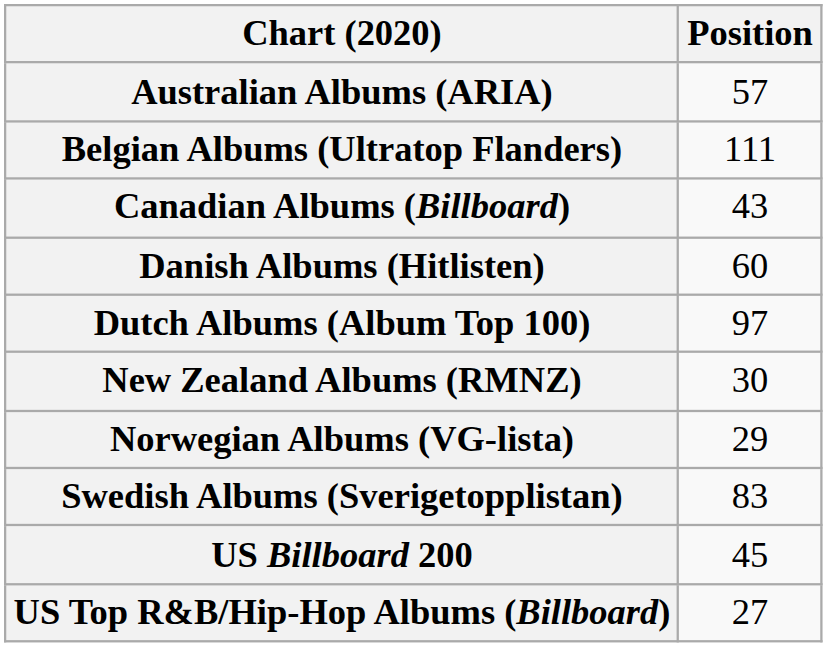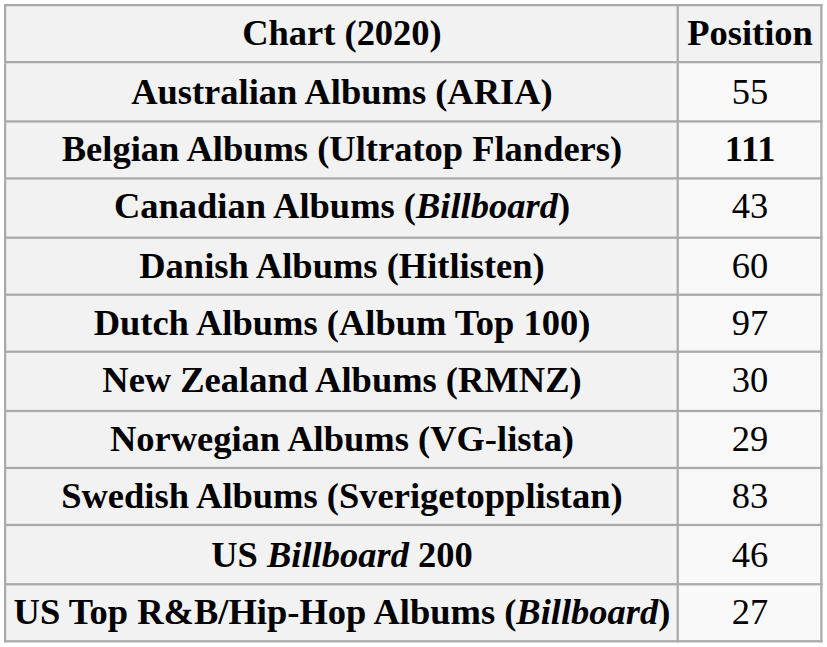(750, 91) 57 -> (750, 91) 55
(750, 149) normal -> (750, 149) bold
(750, 554) 45 -> (750, 554) 46
